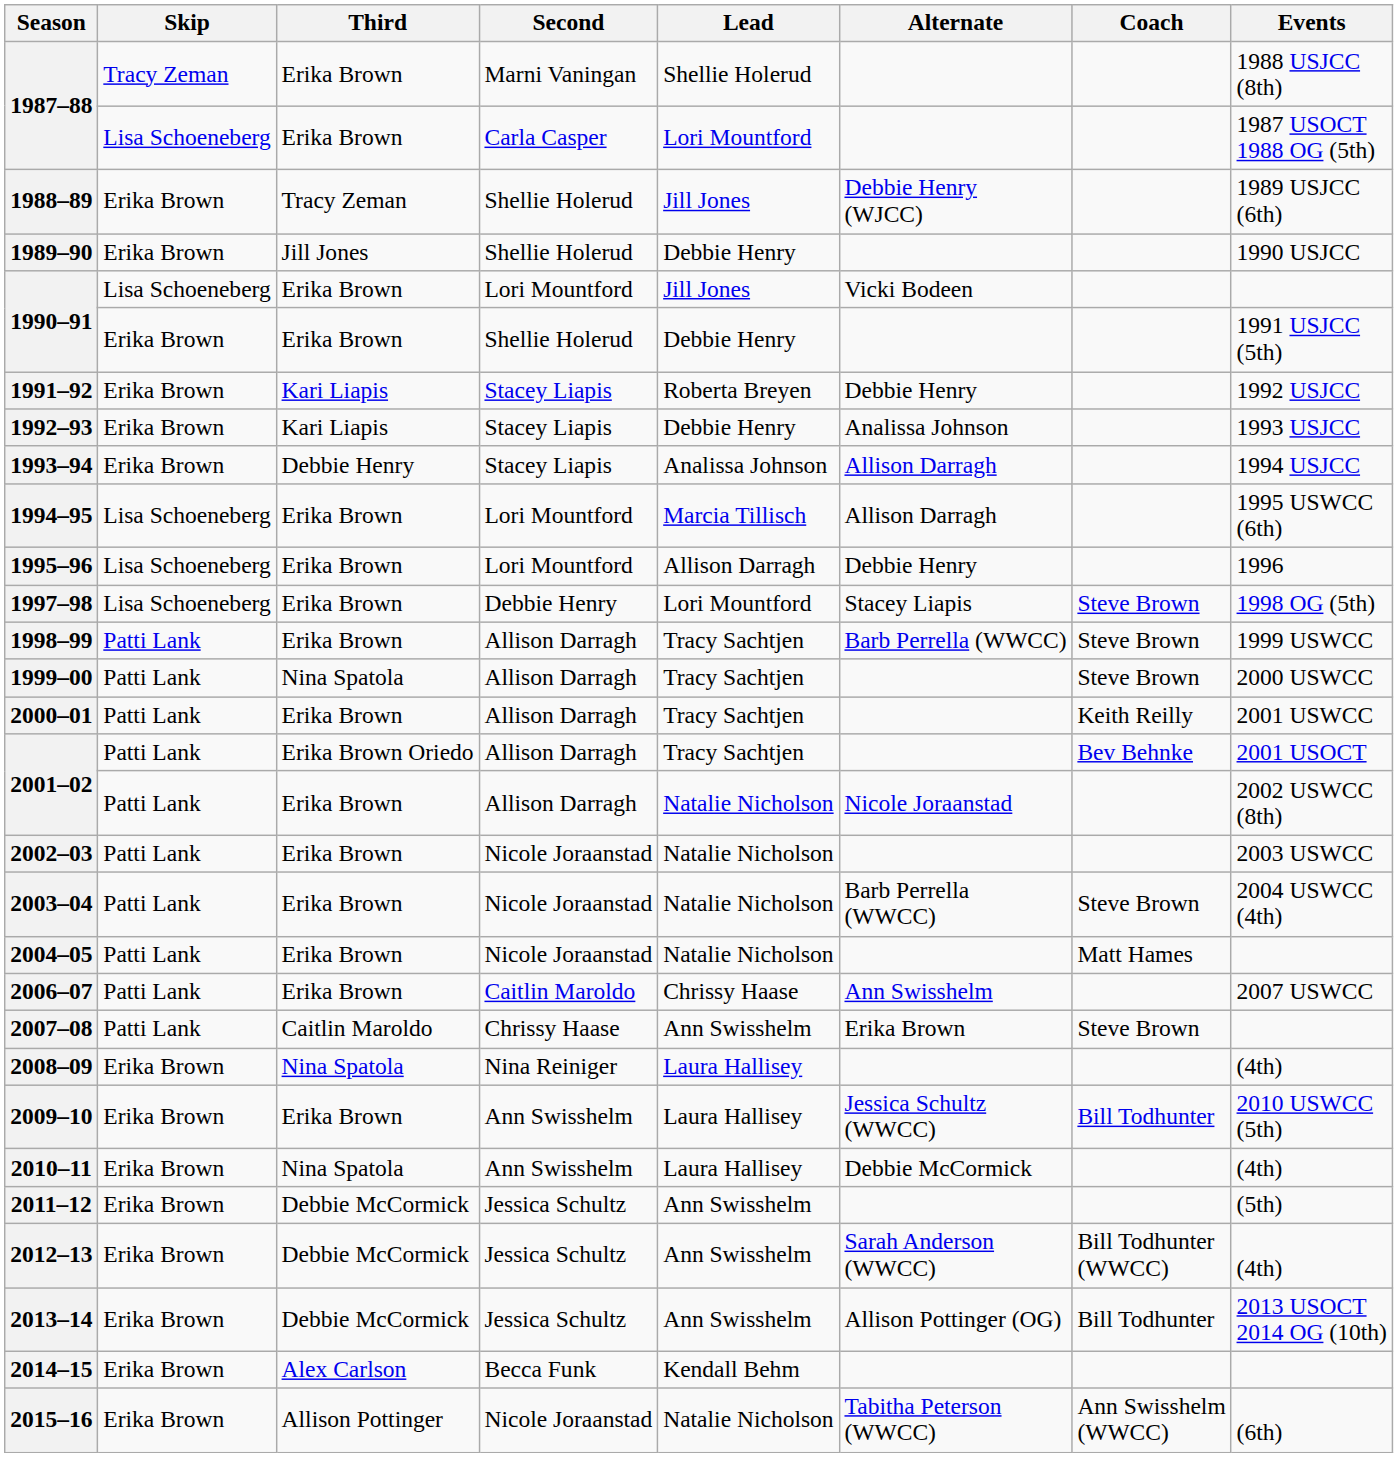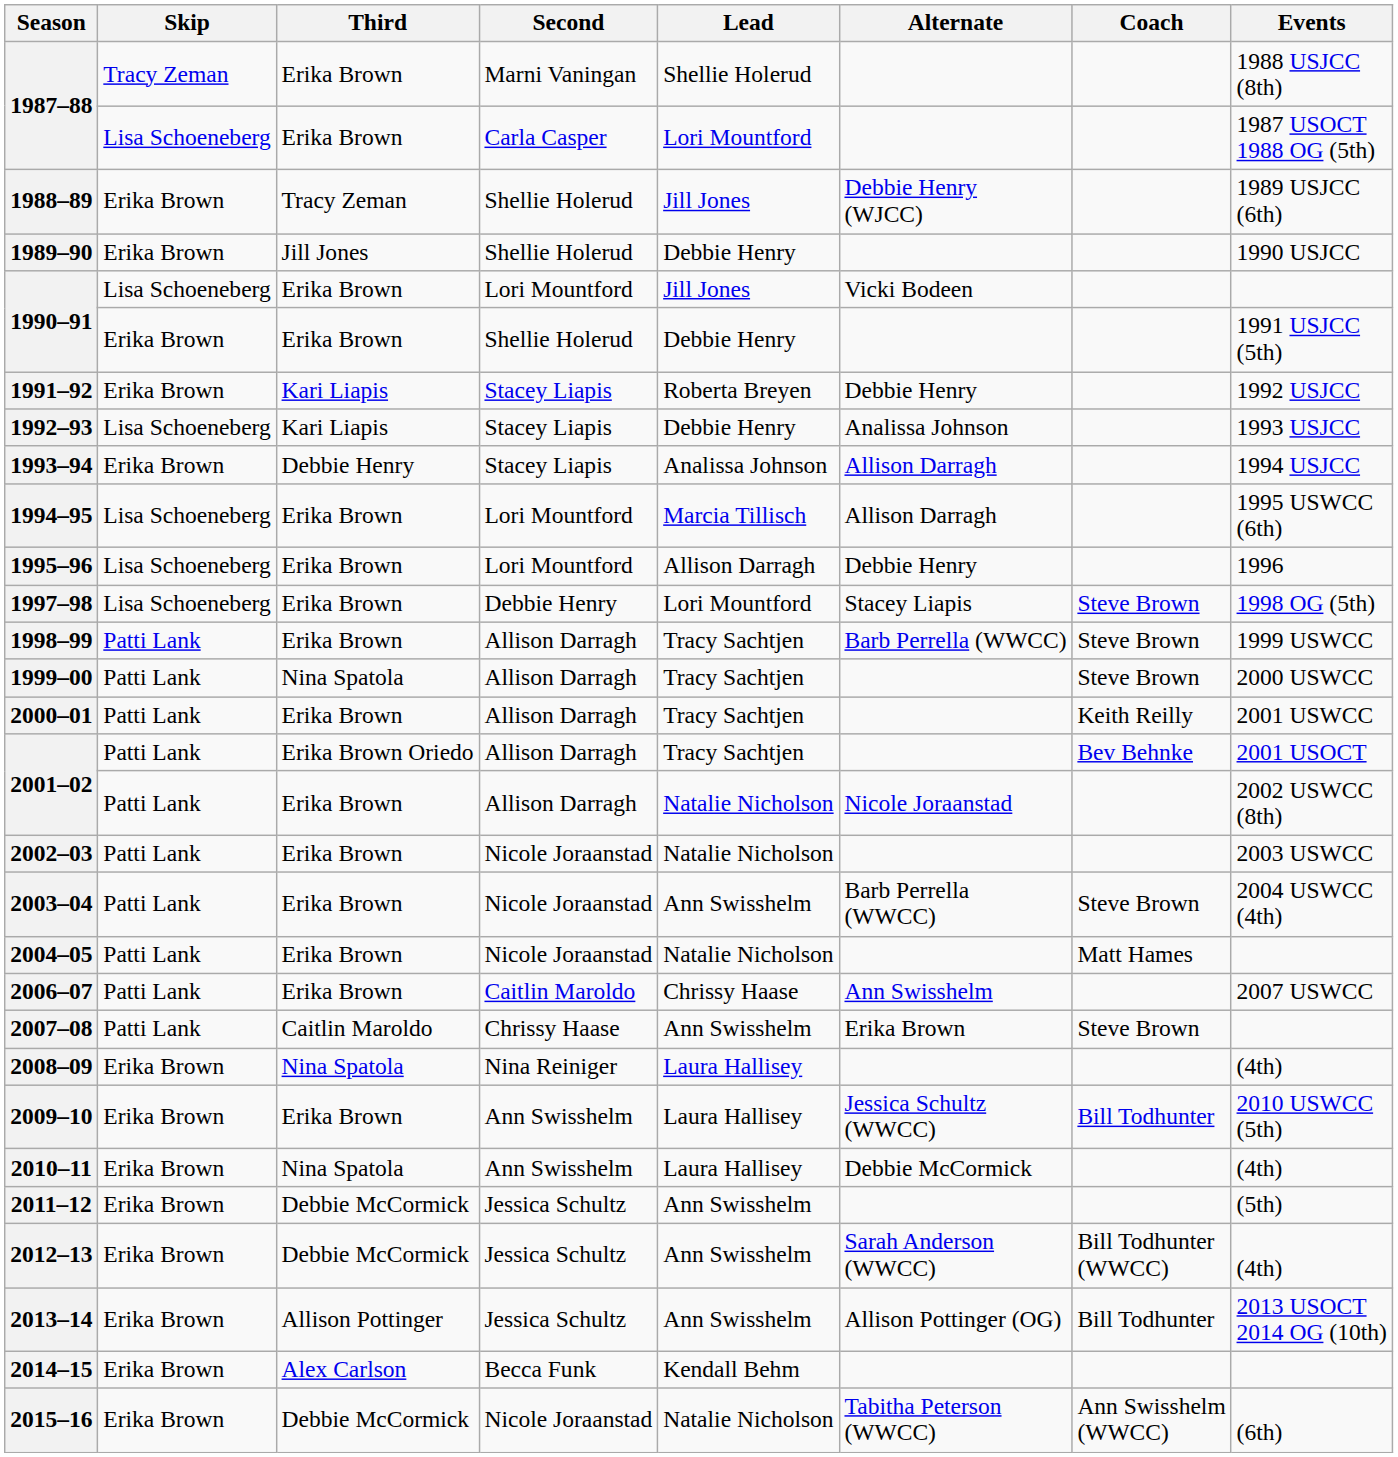(164, 427) Erika Brown -> (187, 427) Lisa Schoeneberg
(748, 903) Natalie Nicholson -> (737, 903) Ann Swisshelm
(375, 1318) Debbie McCormick -> (362, 1318) Allison Pottinger
(362, 1420) Allison Pottinger -> (375, 1420) Debbie McCormick
